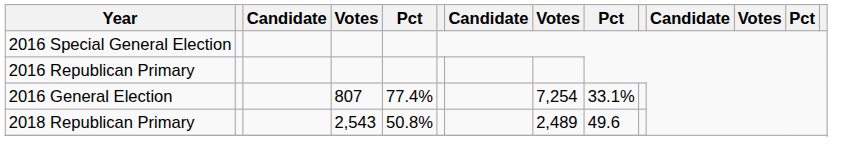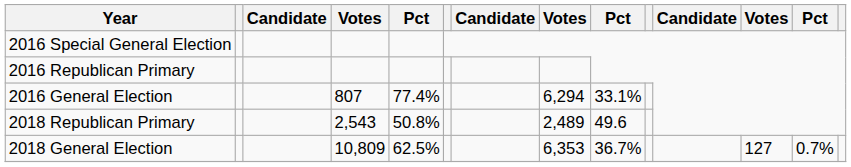(557, 96) 7,254 -> (564, 96) 6,294
+ row: (91, 149)
